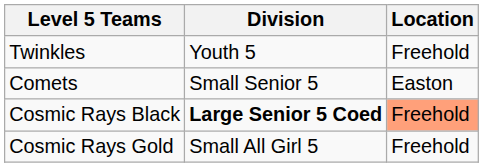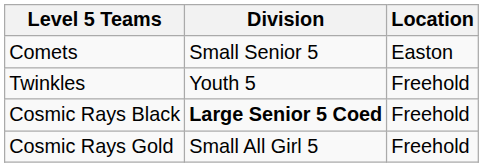rows swapped: (47, 51) <-> (43, 83)
(430, 114) lightsalmon background -> (430, 114) no background
